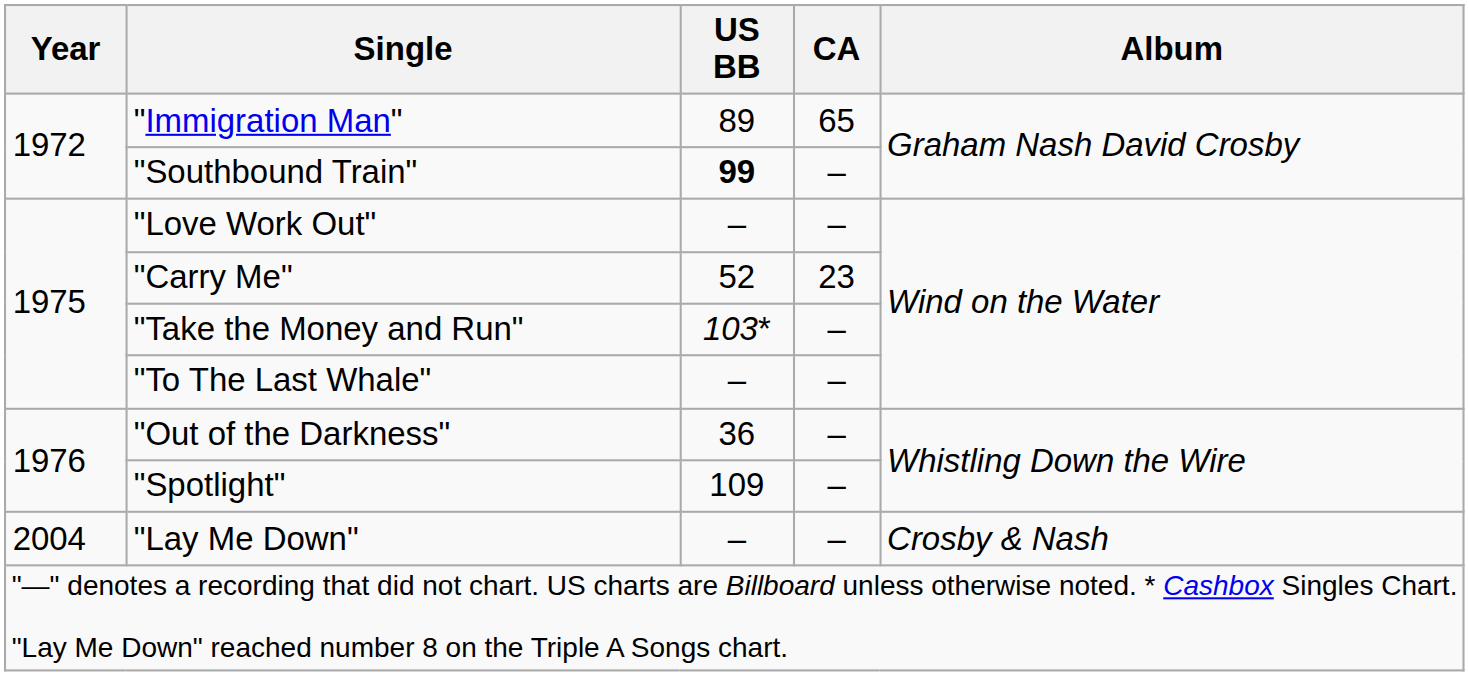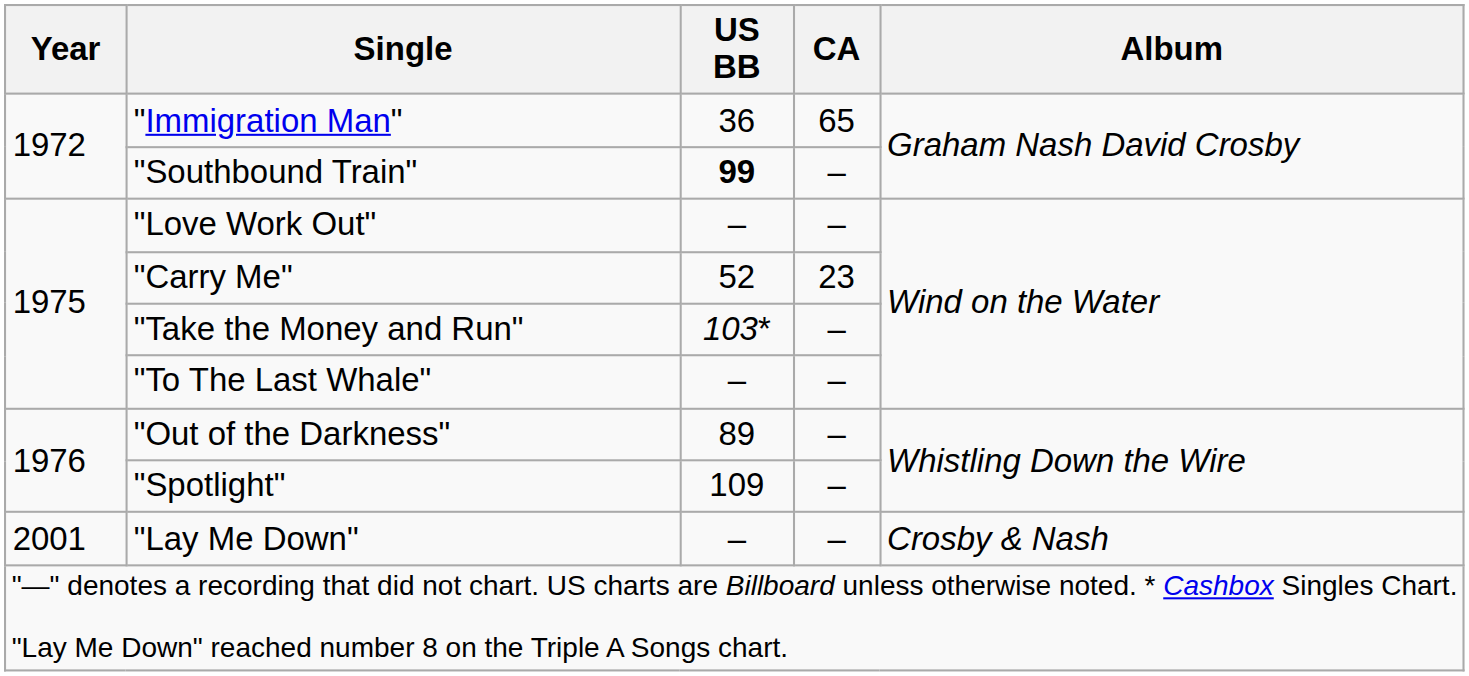(737, 119) 89 -> (737, 119) 36
(737, 433) 36 -> (737, 433) 89
(49, 538) 2004 -> (49, 538) 2001
